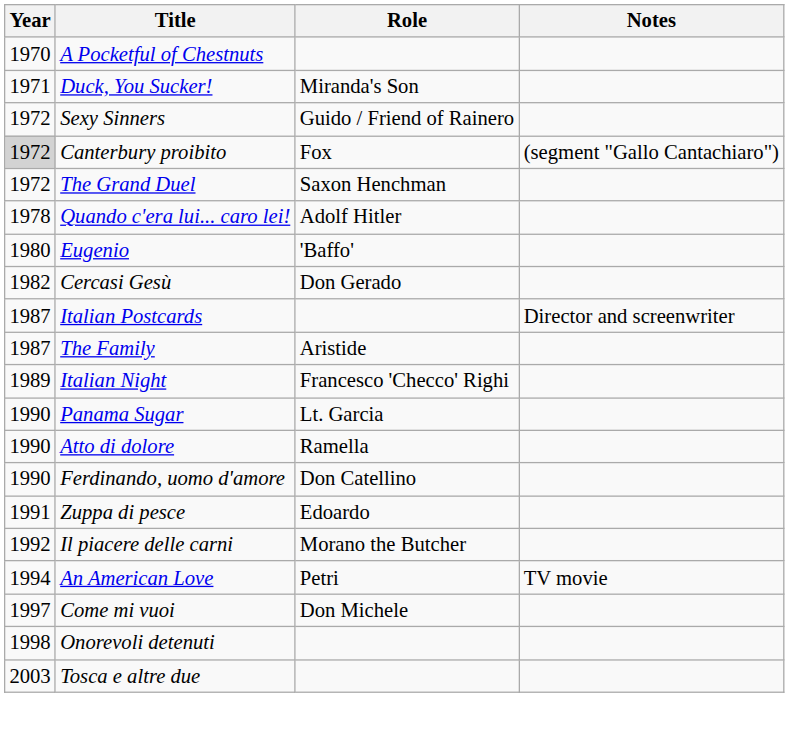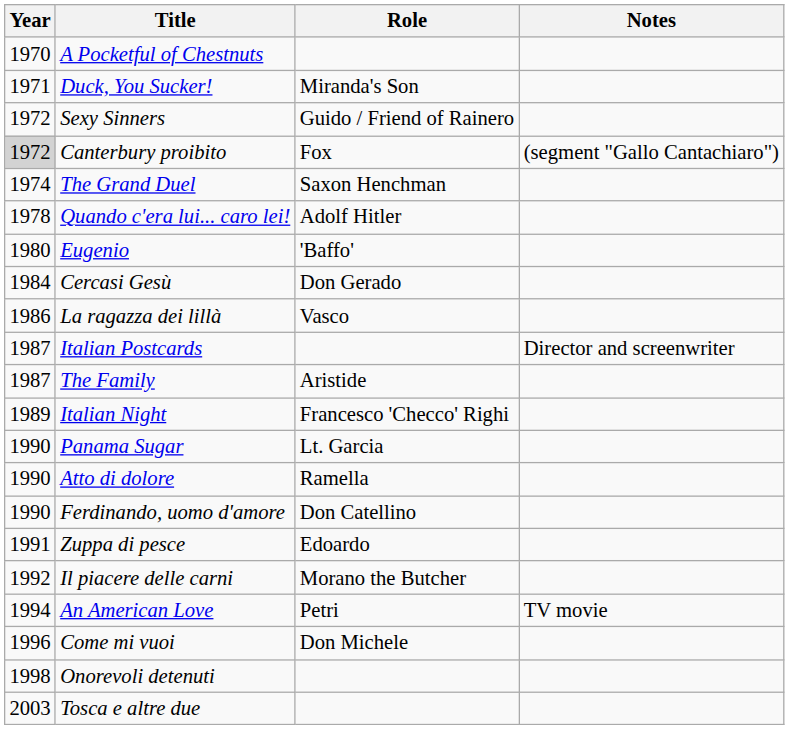(30, 184) 1972 -> (30, 184) 1974
(30, 282) 1982 -> (30, 282) 1984
+ row: (141, 315)
(30, 610) 1997 -> (30, 642) 1996
